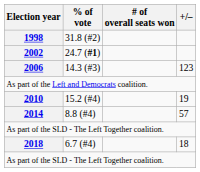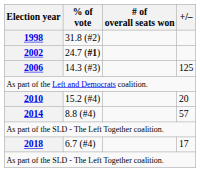(186, 68) 123 -> (186, 68) 125
(184, 99) 19 -> (184, 99) 20
(184, 144) 18 -> (184, 144) 17
